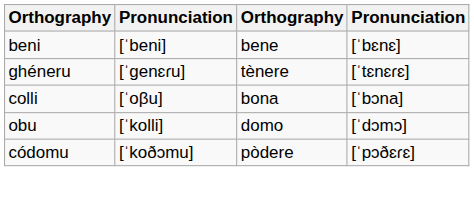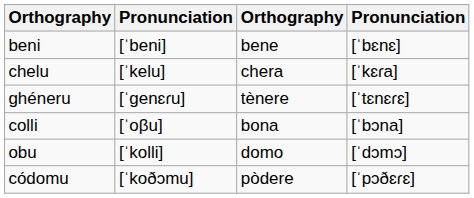+ row: (29, 71)
